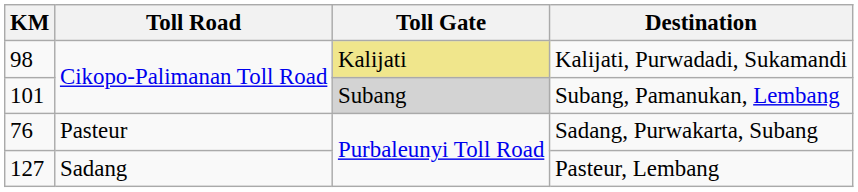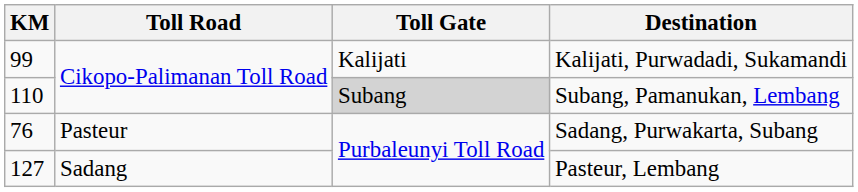(21, 58) 98 -> (21, 58) 99
(372, 58) khaki background -> (372, 58) no background
(27, 95) 101 -> (27, 95) 110
